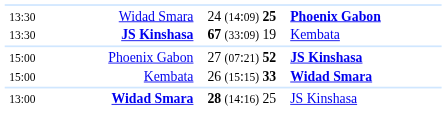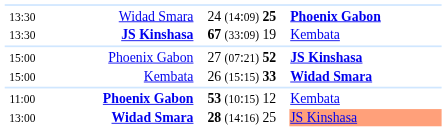+ row: (22, 99)
(324, 98) no background -> (324, 117) lightsalmon background
